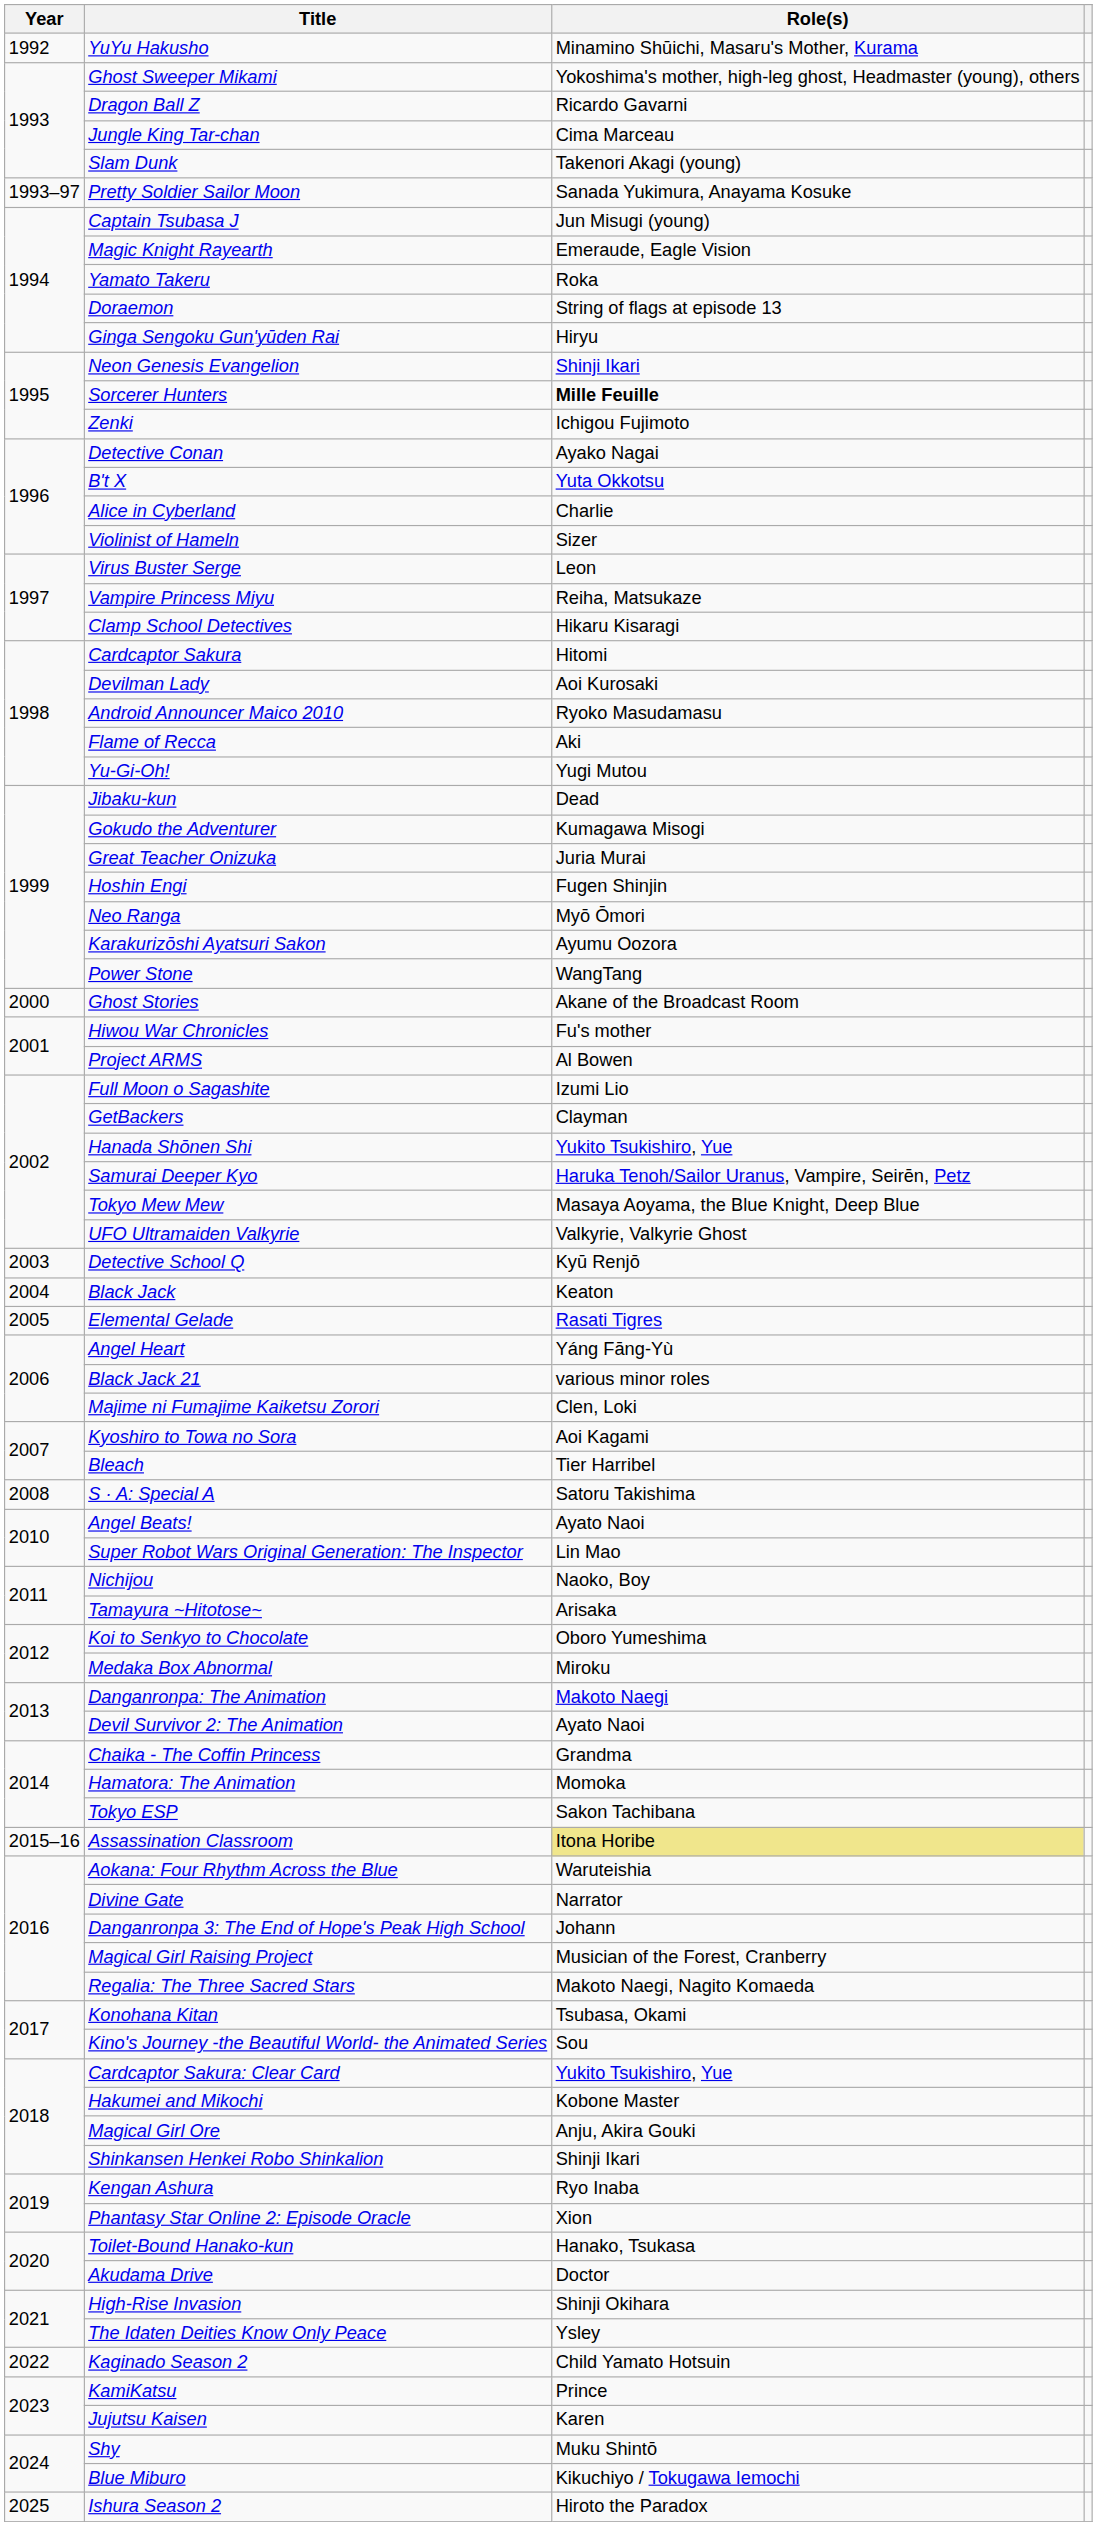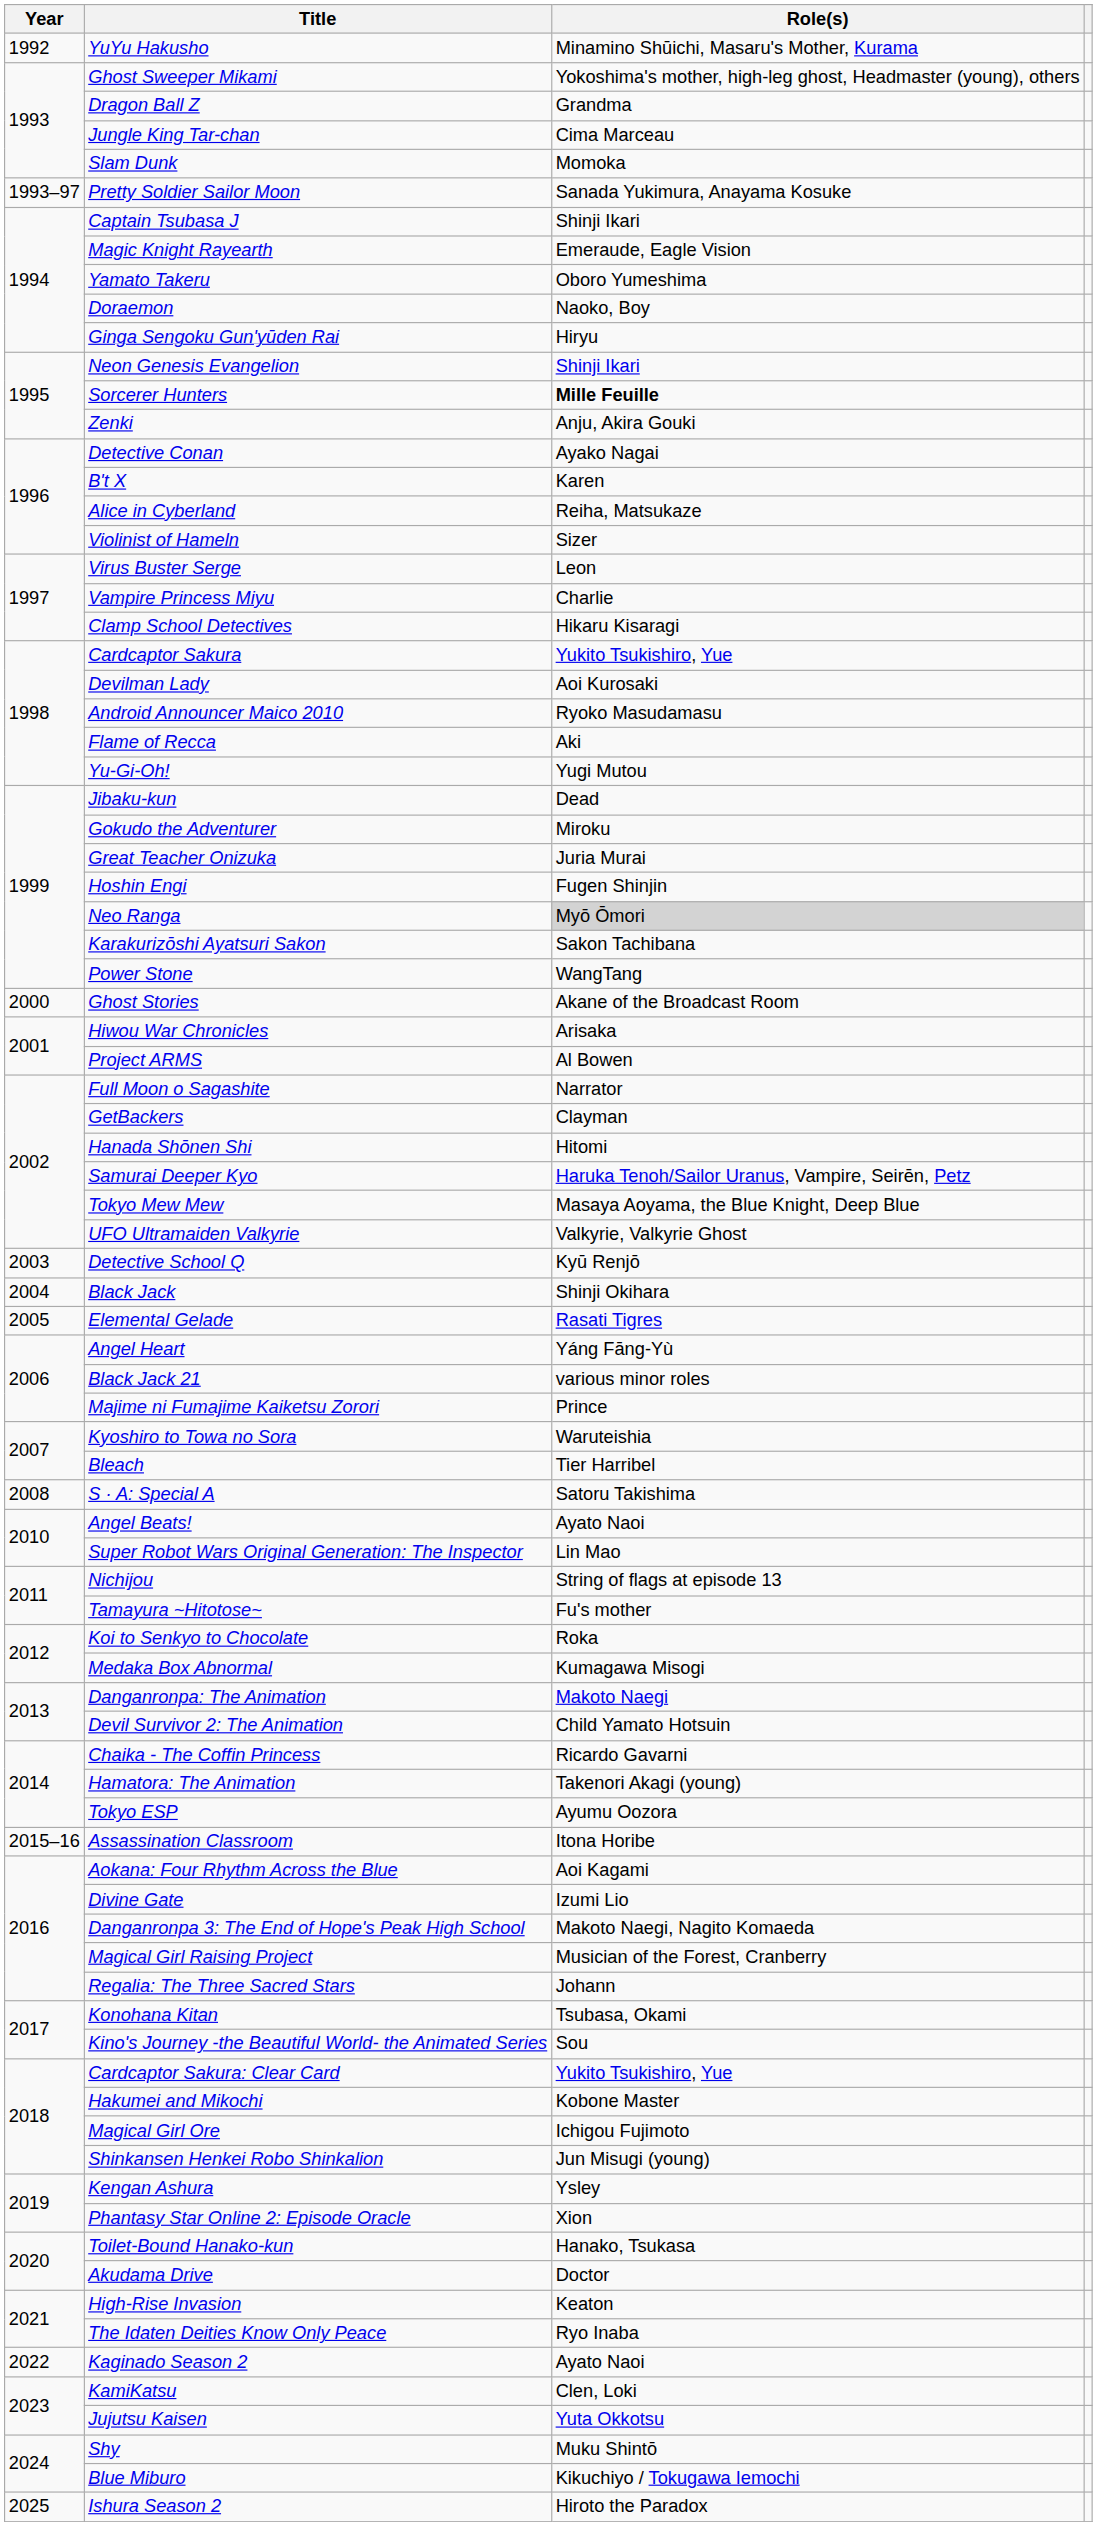(622, 105) Ricardo Gavarni -> (594, 105) Grandma
(648, 163) Takenori Akagi (young) -> (591, 163) Momoka
(633, 221) Jun Misugi (young) -> (598, 221) Shinji Ikari
(577, 279) Roka -> (631, 279) Oboro Yumeshima
(669, 308) String of flags at episode 13 -> (603, 308) Naoko, Boy
(623, 423) Ichigou Fujimoto -> (626, 423) Anju, Akira Gouki
(610, 481) Yuta Okkotsu -> (580, 481) Karen
(585, 510) Charlie -> (629, 510) Reiha, Matsukaze
(629, 597) Reiha, Matsukaze -> (585, 597) Charlie
(581, 655) Hitomi -> (644, 655) Yukito Tsukishiro, Yue
(630, 828) Kumagawa Misogi -> (583, 828) Miroku
(600, 915) no background -> (600, 915) lightgrey background
(616, 944) Ayumu Oozora -> (625, 944) Sakon Tachibana
(603, 1031) Fu's mother -> (586, 1031) Arisaka
(592, 1089) Izumi Lio -> (589, 1089) Narrator
(644, 1147) Yukito Tsukishiro, Yue -> (581, 1147) Hitomi
(585, 1291) Keaton -> (612, 1291) Shinji Okihara
(596, 1407) Clen, Loki -> (581, 1407) Prince
(602, 1436) Aoi Kagami -> (603, 1436) Waruteishia
(603, 1581) Naoko, Boy -> (669, 1581) String of flags at episode 13
(586, 1609) Arisaka -> (603, 1609) Fu's mother
(631, 1638) Oboro Yumeshima -> (577, 1638) Roka
(583, 1667) Miroku -> (630, 1667) Kumagawa Misogi
(600, 1725) Ayato Naoi -> (643, 1725) Child Yamato Hotsuin
(594, 1754) Grandma -> (622, 1754) Ricardo Gavarni
(591, 1783) Momoka -> (648, 1783) Takenori Akagi (young)
(625, 1812) Sakon Tachibana -> (616, 1812) Ayumu Oozora
(605, 1841) khaki background -> (605, 1841) no background
(603, 1870) Waruteishia -> (602, 1870) Aoi Kagami
(589, 1899) Narrator -> (592, 1899) Izumi Lio
(586, 1928) Johann -> (685, 1928) Makoto Naegi, Nagito Komaeda
(685, 1986) Makoto Naegi, Nagito Komaeda -> (586, 1986) Johann
(626, 2130) Anju, Akira Gouki -> (623, 2130) Ichigou Fujimoto
(598, 2159) Shinji Ikari -> (633, 2159) Jun Misugi (young)
(597, 2188) Ryo Inaba -> (578, 2188) Ysley
(612, 2304) Shinji Okihara -> (585, 2304) Keaton
(578, 2333) Ysley -> (597, 2333) Ryo Inaba
(643, 2362) Child Yamato Hotsuin -> (600, 2362) Ayato Naoi
(581, 2391) Prince -> (596, 2391) Clen, Loki
(580, 2419) Karen -> (610, 2419) Yuta Okkotsu
